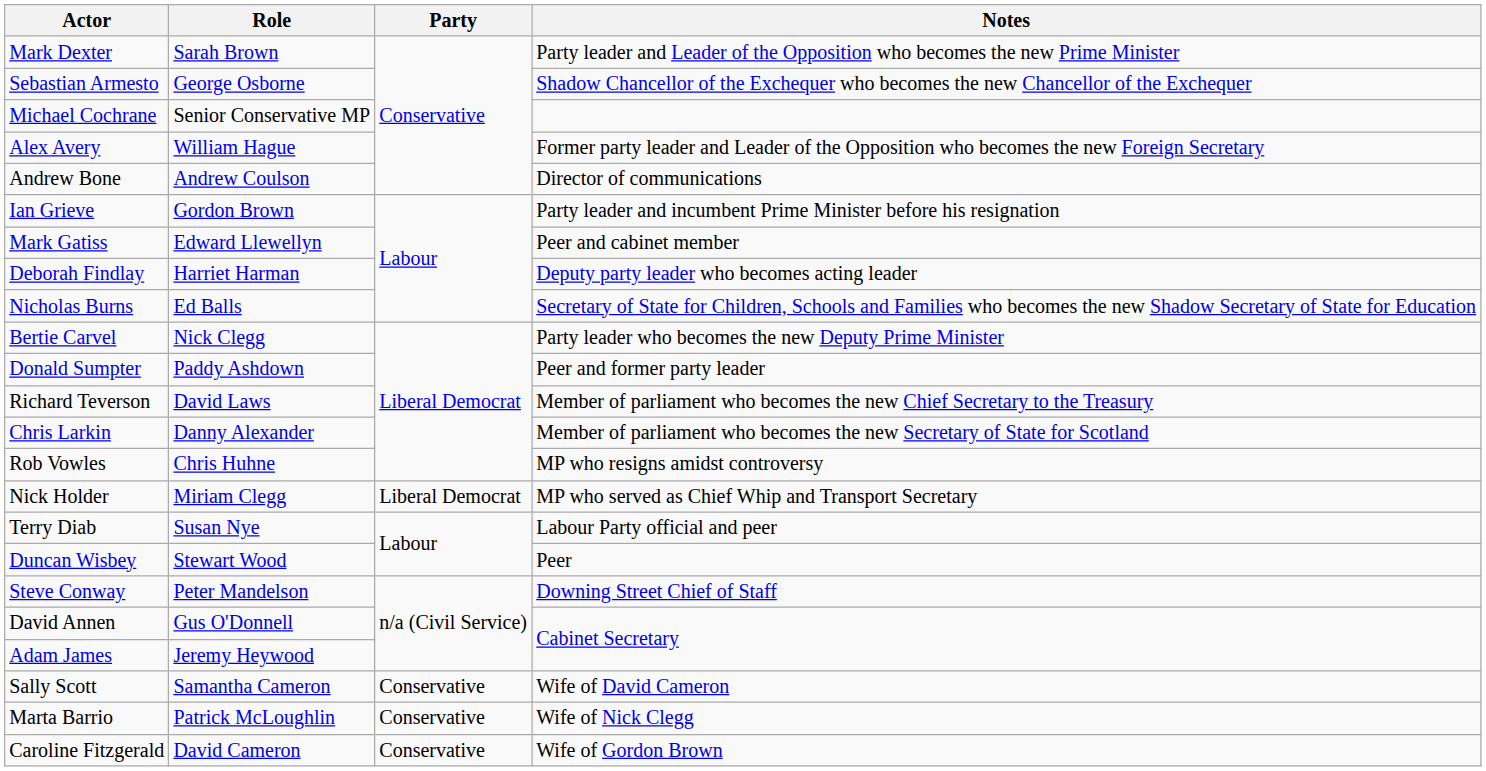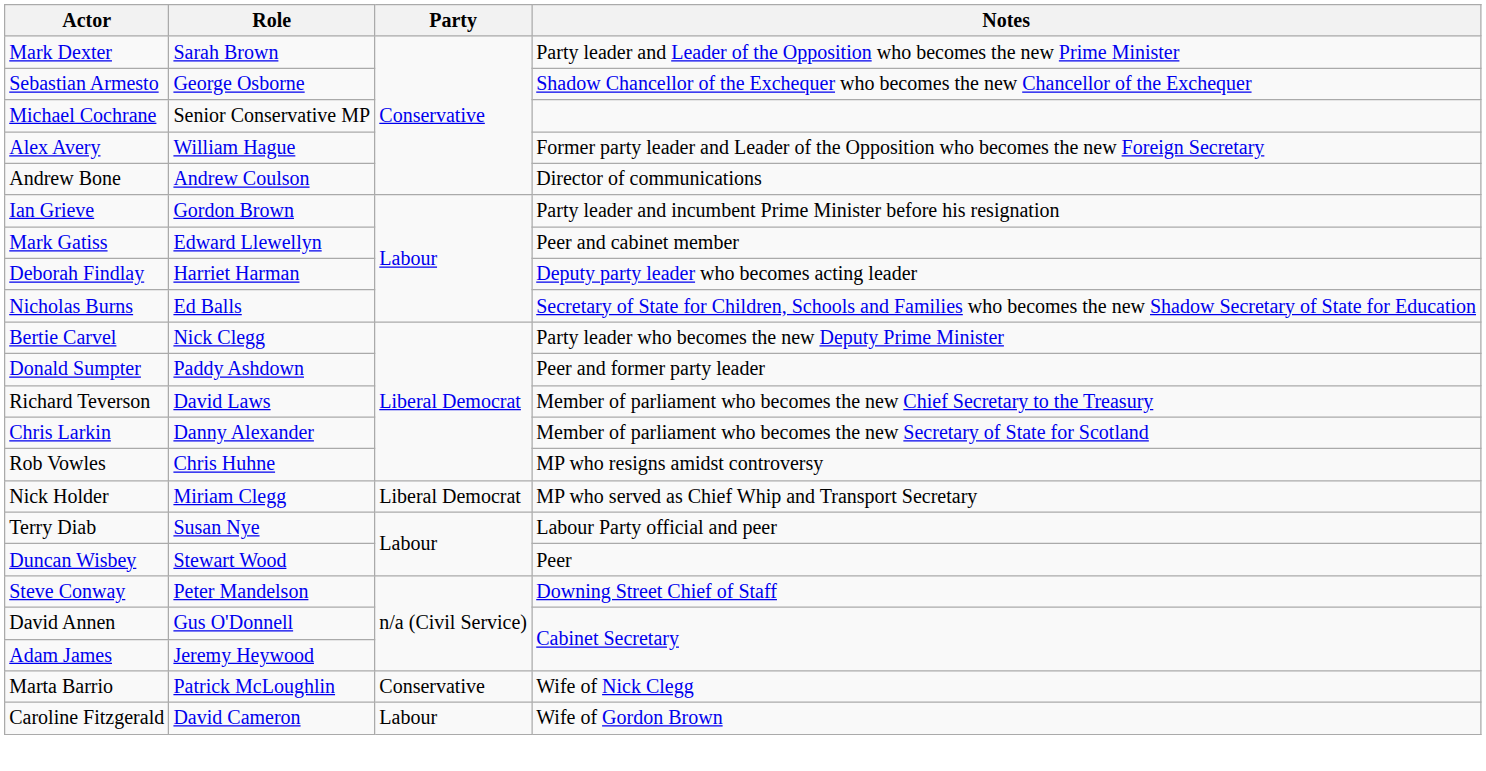- row: (53, 686)
(432, 749) Conservative -> (408, 718) Labour
